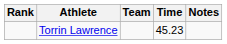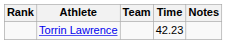(170, 30) 45.23 -> (170, 30) 42.23
